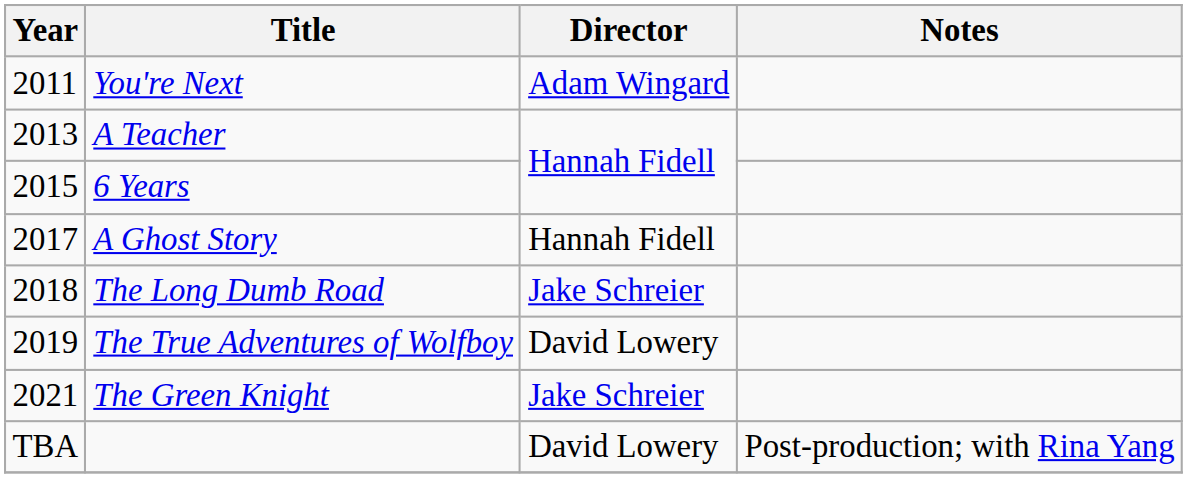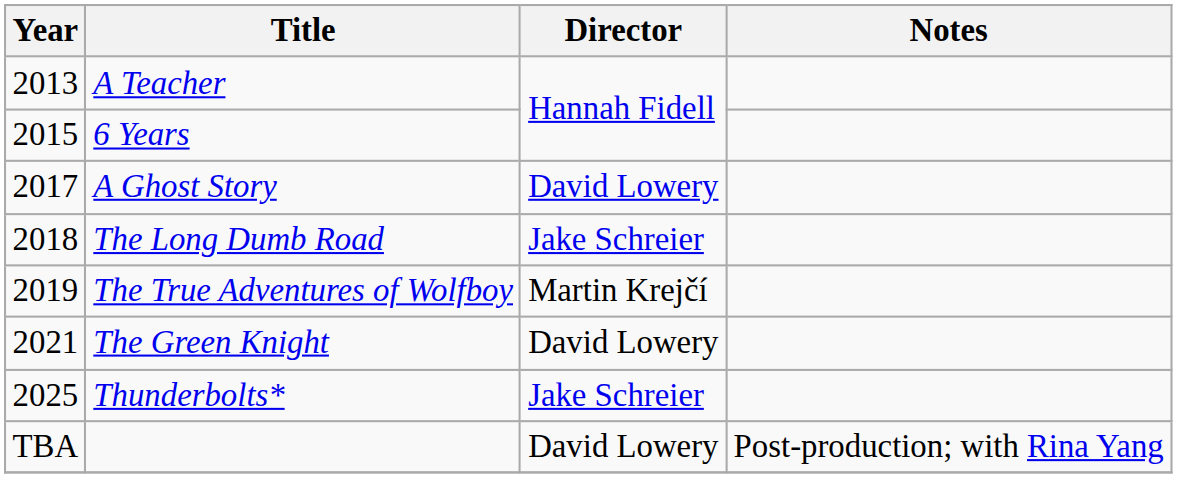- row: (45, 82)
(621, 238) Hannah Fidell -> (623, 186) David Lowery
(623, 342) David Lowery -> (618, 290) Martin Krejčí
(616, 394) Jake Schreier -> (623, 342) David Lowery
+ row: (45, 394)
